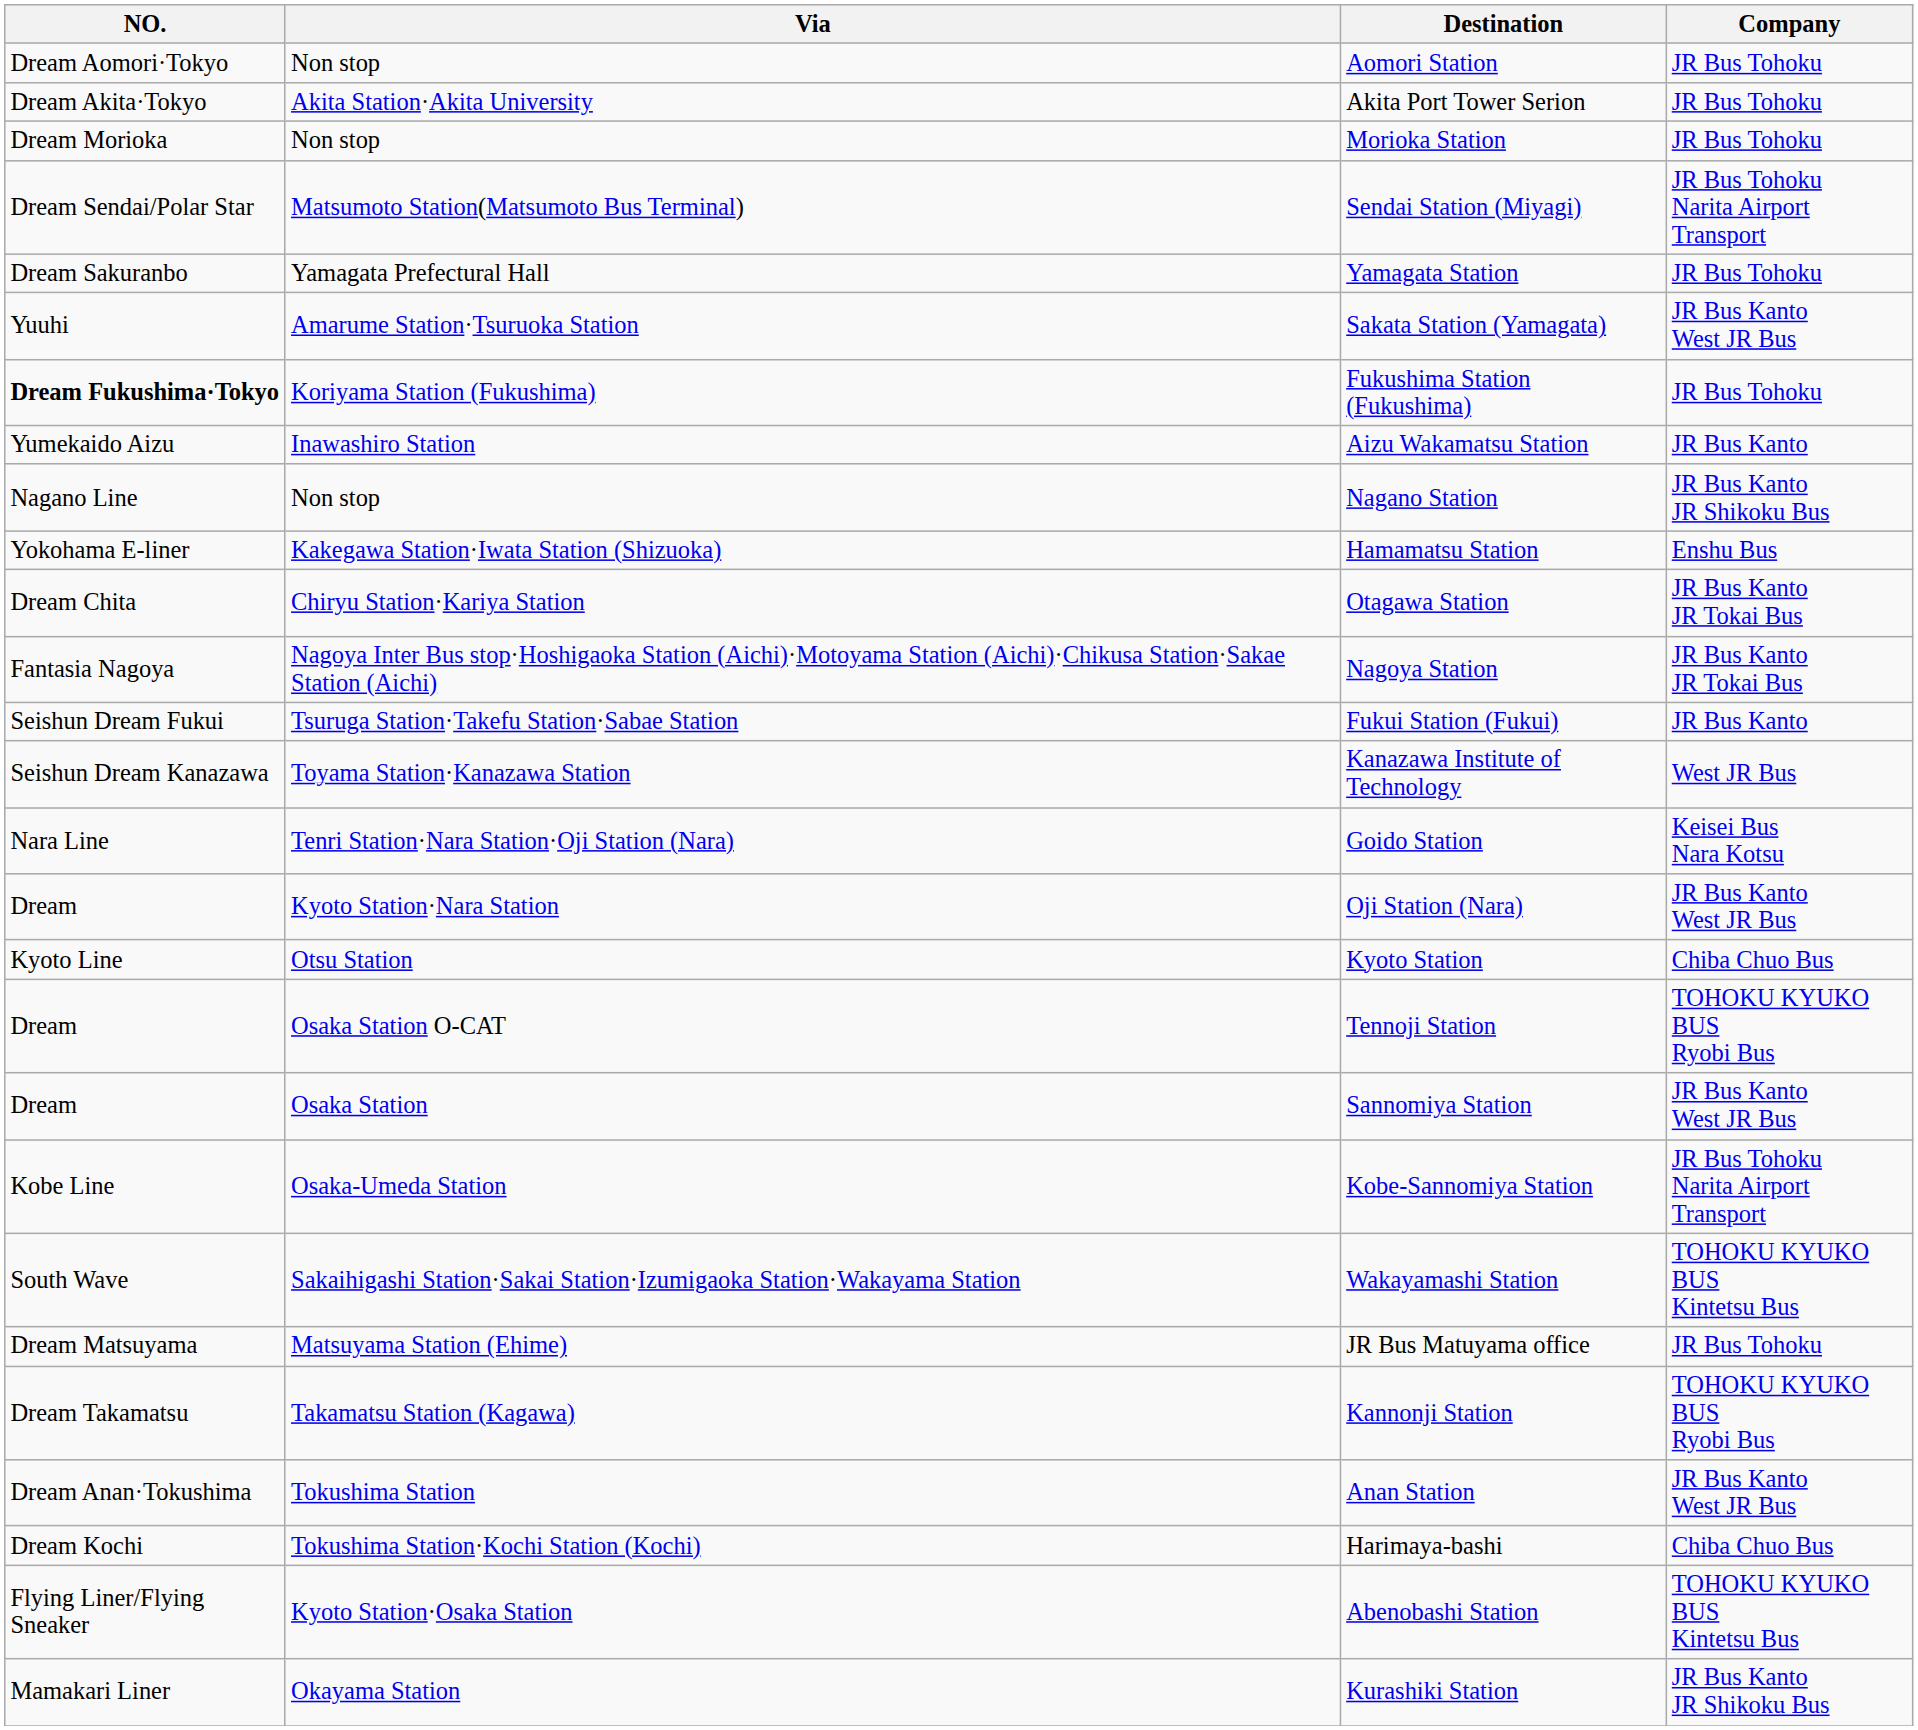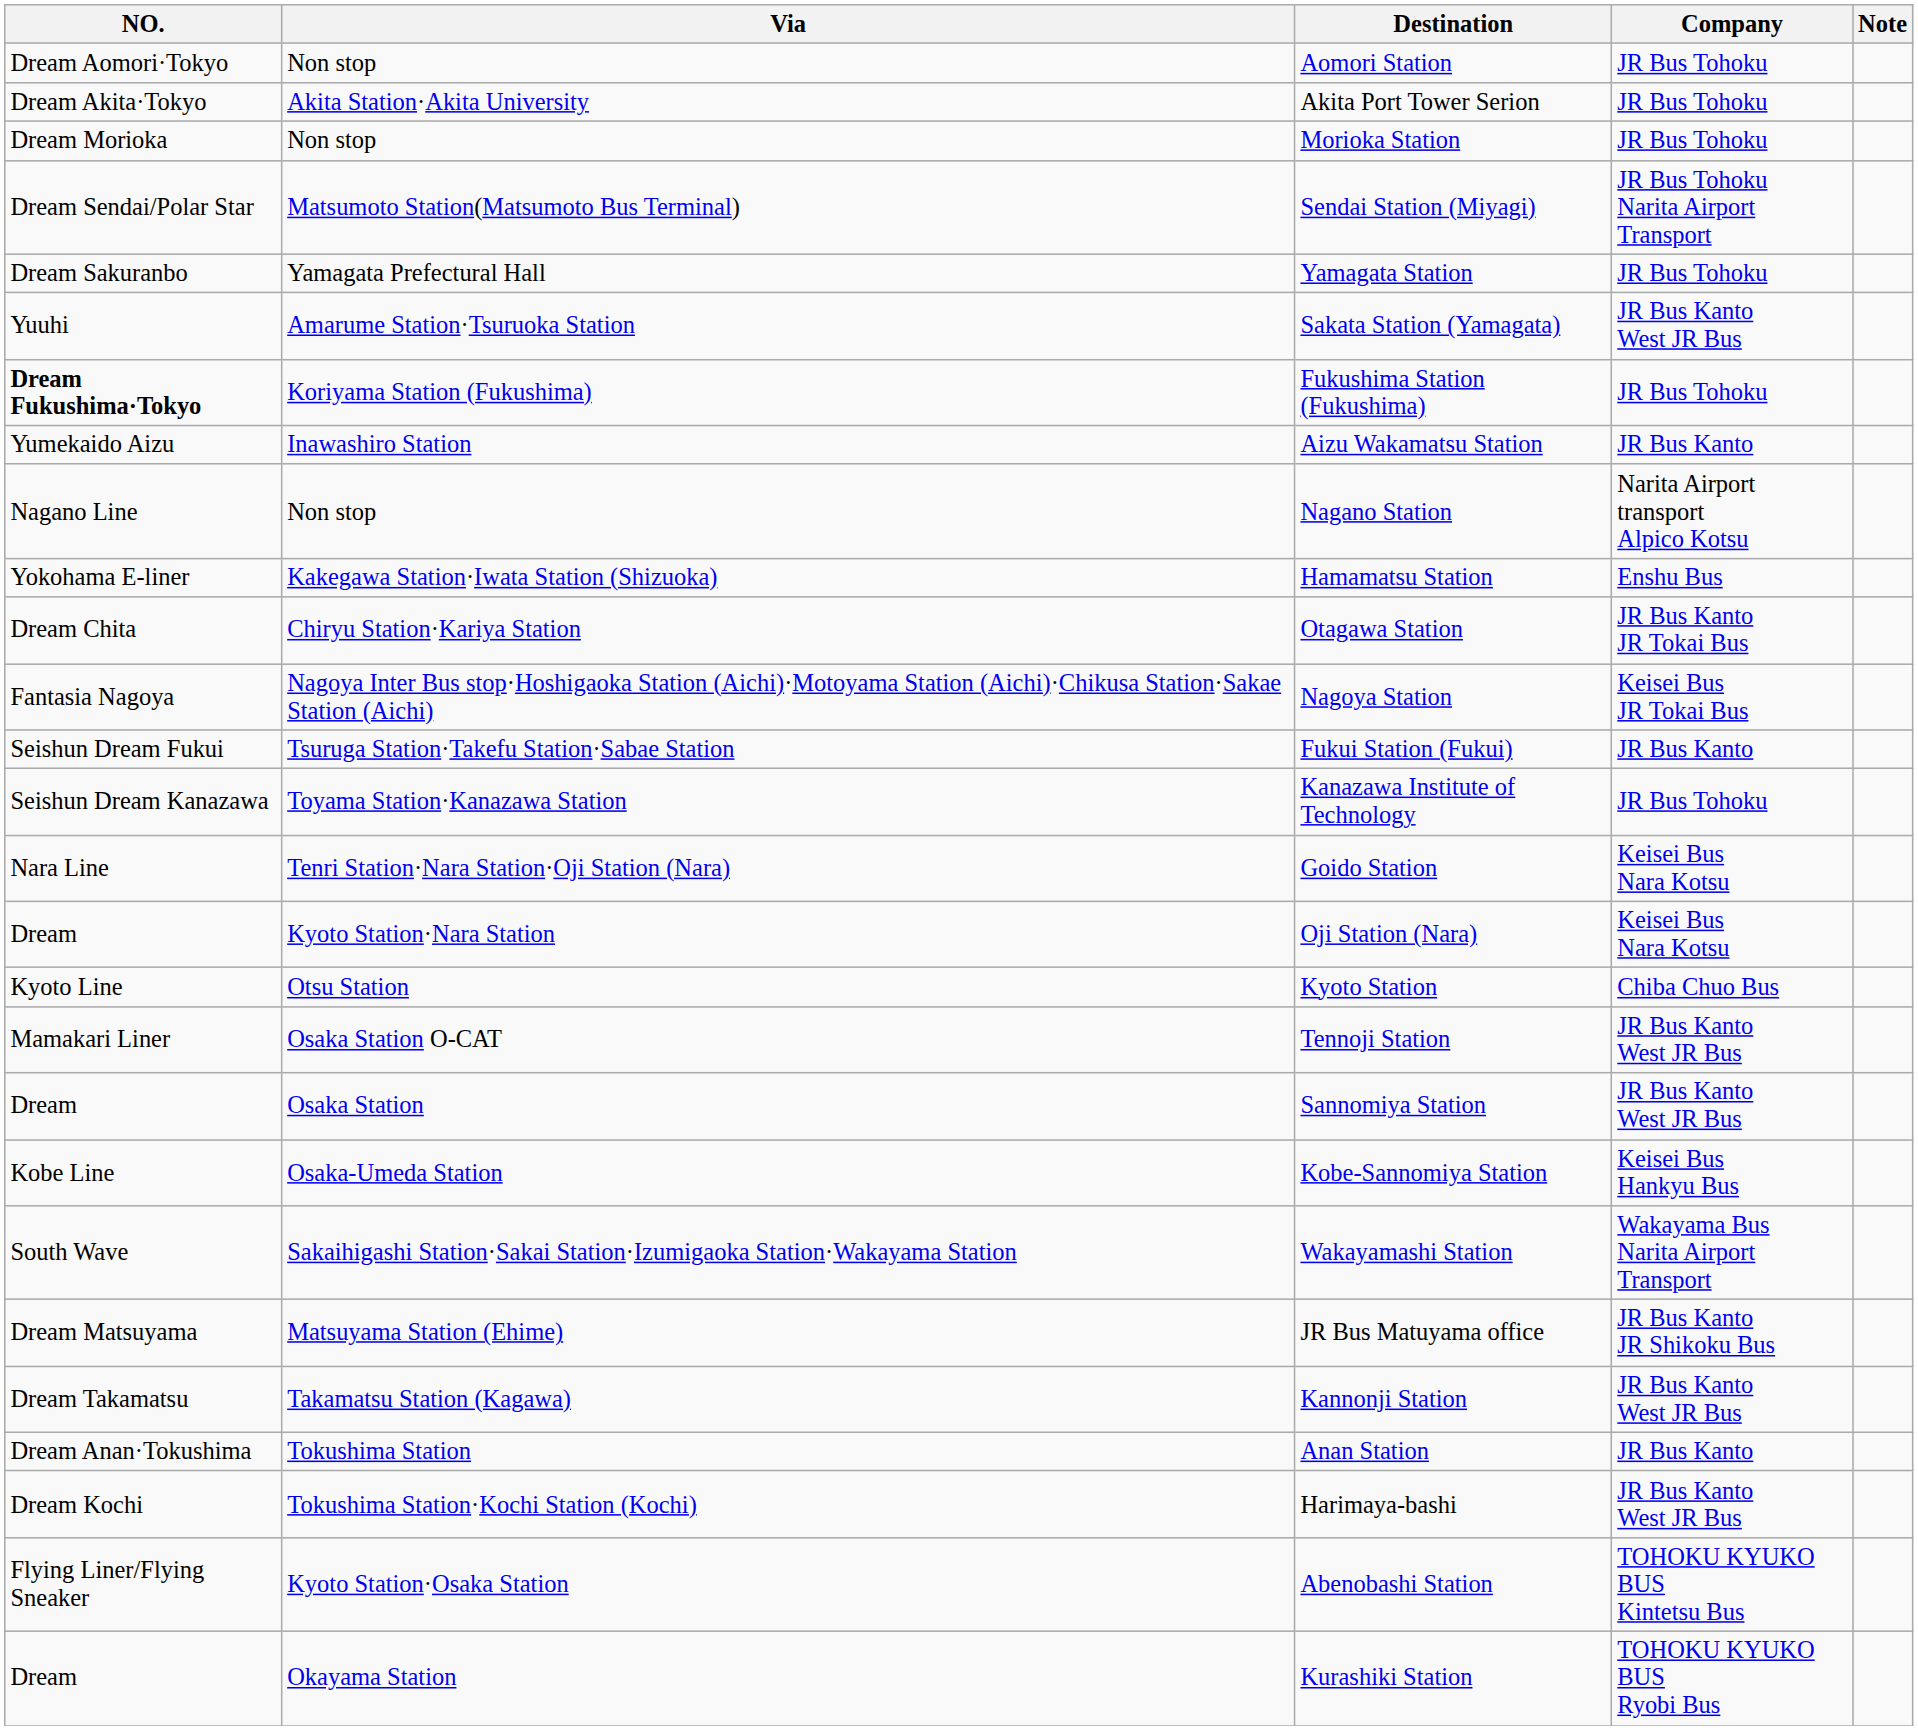+ column: (1883, 23)
(1751, 497) JR Bus Kanto JR Shikoku Bus -> (1686, 511) Narita Airport transport Alpico Kotsu
(1740, 668) JR Bus Kanto JR Tokai Bus -> (1683, 696) Keisei Bus JR Tokai Bus
(1734, 773) West JR Bus -> (1692, 801) JR Bus Tohoku
(1740, 906) JR Bus Kanto West JR Bus -> (1673, 934) Keisei Bus Nara Kotsu
(44, 1025) Dream -> (90, 1039) Mamakari Liner
(1770, 1025) TOHOKU KYUKO BUS Ryobi Bus -> (1685, 1039) JR Bus Kanto West JR Bus
(1747, 1185) JR Bus Tohoku Narita Airport Transport -> (1678, 1172) Keisei Bus Hankyu Bus
(1770, 1279) TOHOKU KYUKO BUS Kintetsu Bus -> (1693, 1252) Wakayama Bus Narita Airport Transport
(1747, 1346) JR Bus Tohoku -> (1696, 1332) JR Bus Kanto JR Shikoku Bus
(1770, 1412) TOHOKU KYUKO BUS Ryobi Bus -> (1685, 1398) JR Bus Kanto West JR Bus
(1740, 1492) JR Bus Kanto West JR Bus -> (1685, 1451) JR Bus Kanto
(1753, 1545) Chiba Chuo Bus -> (1685, 1503) JR Bus Kanto West JR Bus
(90, 1691) Mamakari Liner -> (44, 1678) Dream
(1751, 1691) JR Bus Kanto JR Shikoku Bus -> (1716, 1678) TOHOKU KYUKO BUS Ryobi Bus
